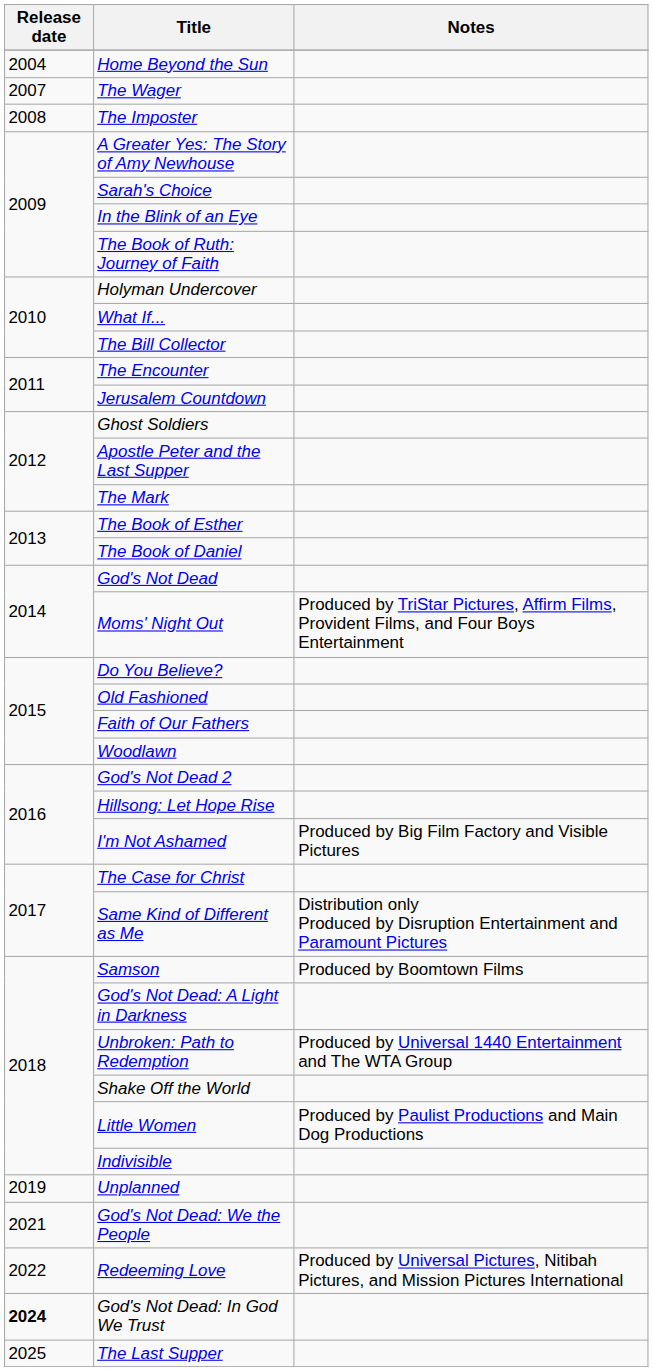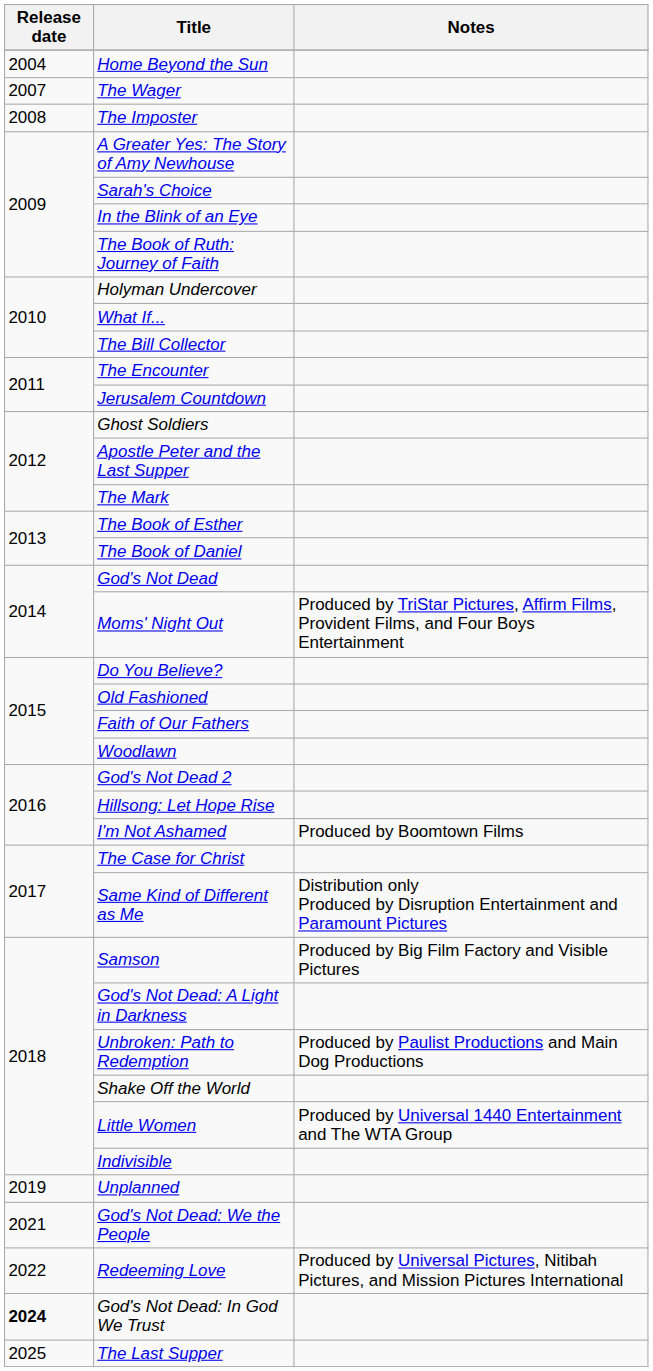(453, 841) Produced by Big Film Factory and Visible Pictures -> (411, 831) Produced by Boomtown Films
(411, 969) Produced by Boomtown Films -> (453, 960) Produced by Big Film Factory and Visible Pictures
(460, 1052) Produced by Universal 1440 Entertainment and The WTA Group -> (458, 1052) Produced by Paulist Productions and Main Dog Productions
(458, 1124) Produced by Paulist Productions and Main Dog Productions -> (460, 1124) Produced by Universal 1440 Entertainment and The WTA Group
